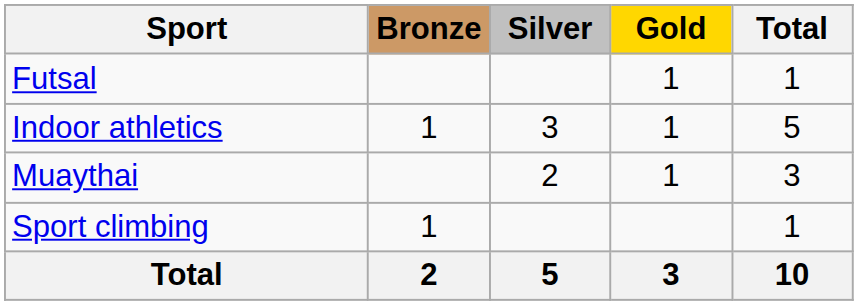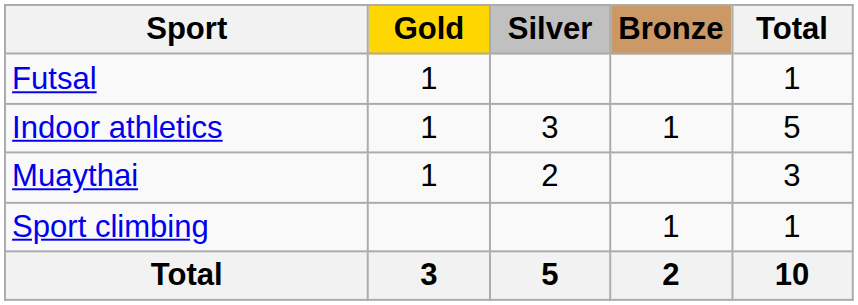columns swapped: (671, 29) <-> (429, 29)
